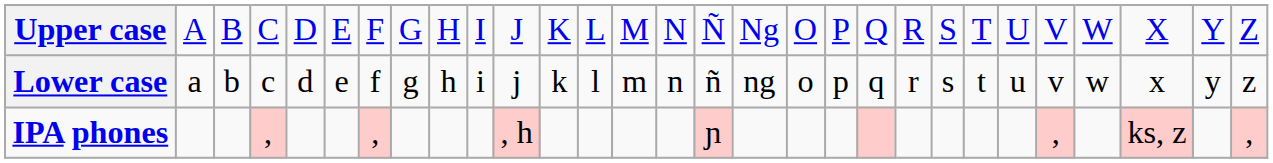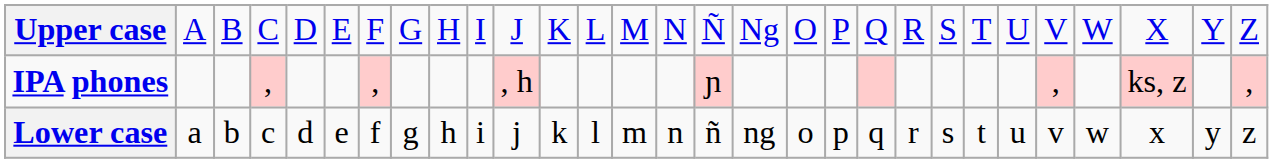rows swapped: (90, 81) <-> (90, 132)
